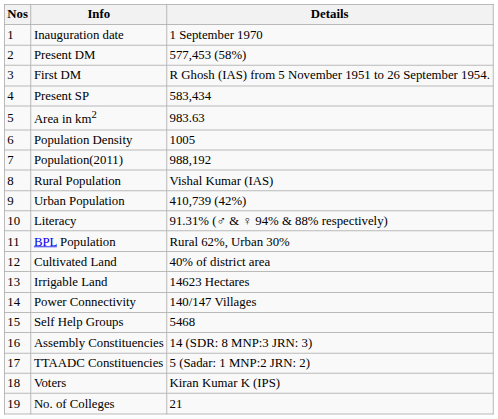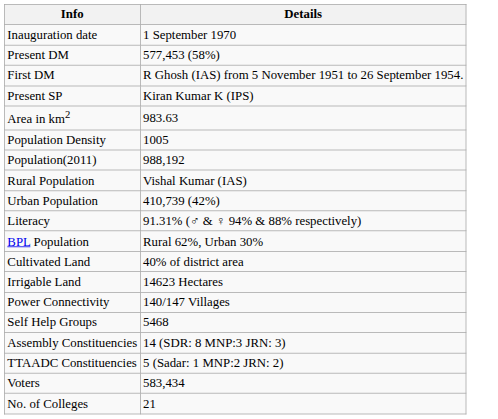- column: (18, 14)
(190, 95) 583,434 -> (198, 95) Kiran Kumar K (IPS)
(225, 383) Kiran Kumar K (IPS) -> (164, 383) 583,434
